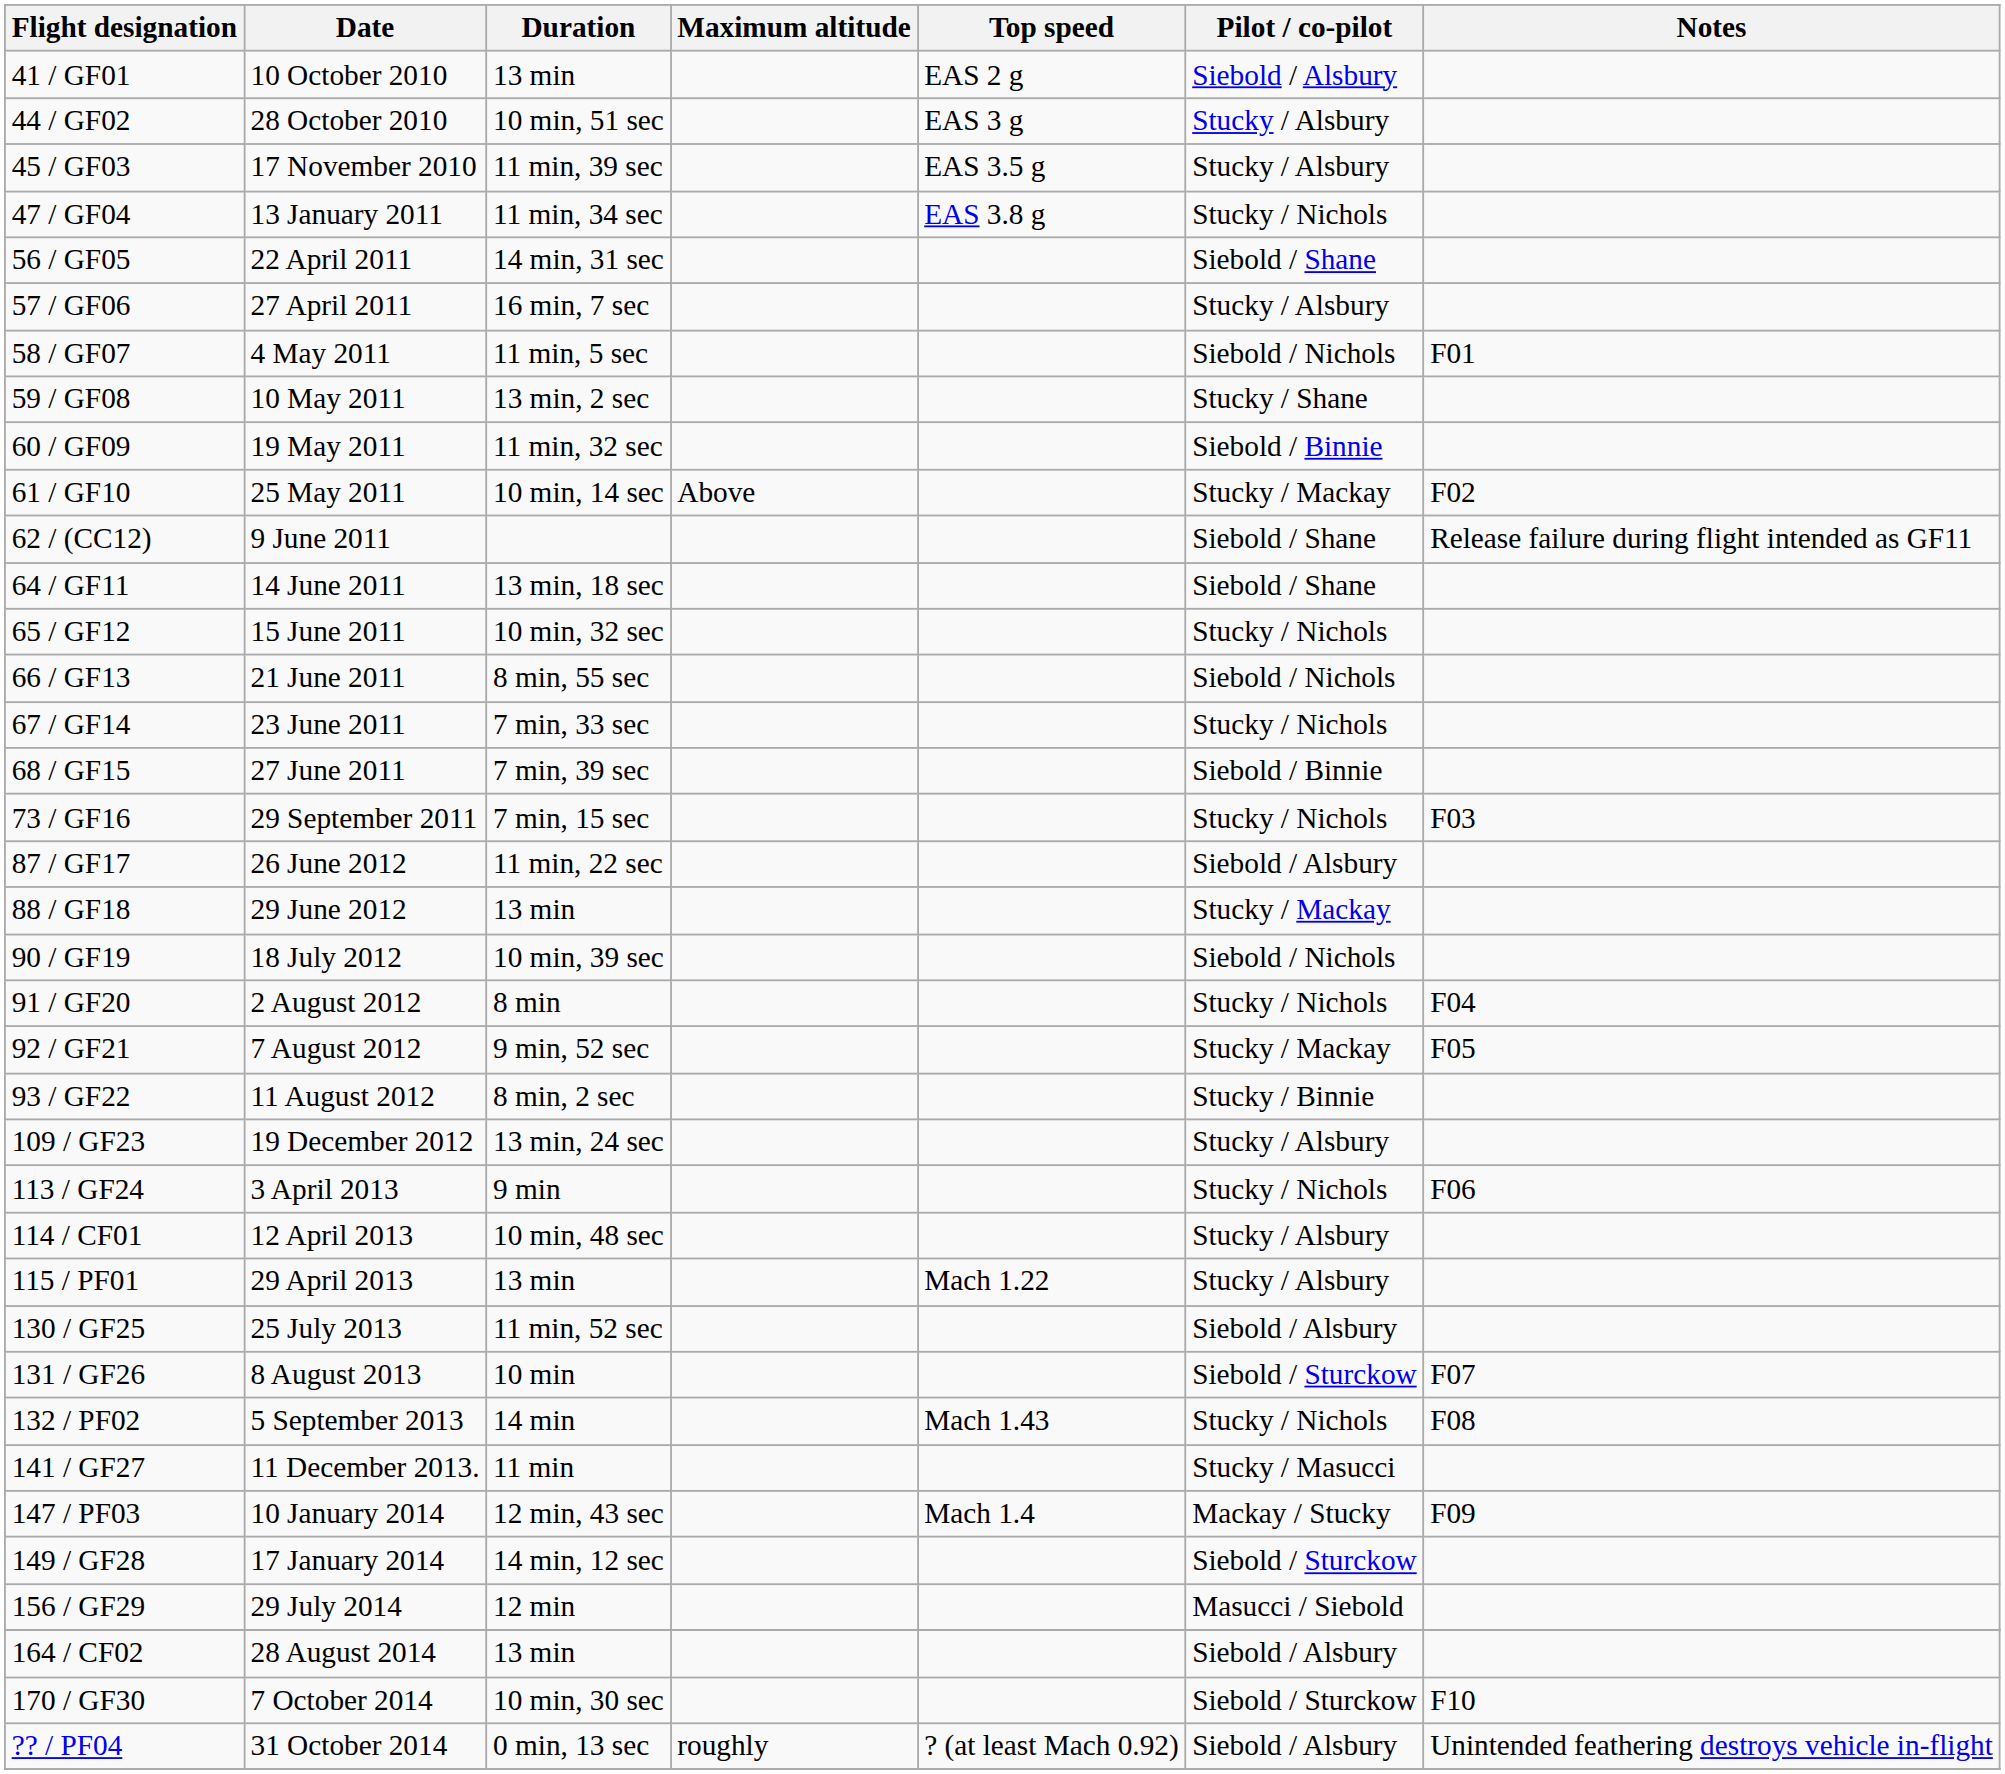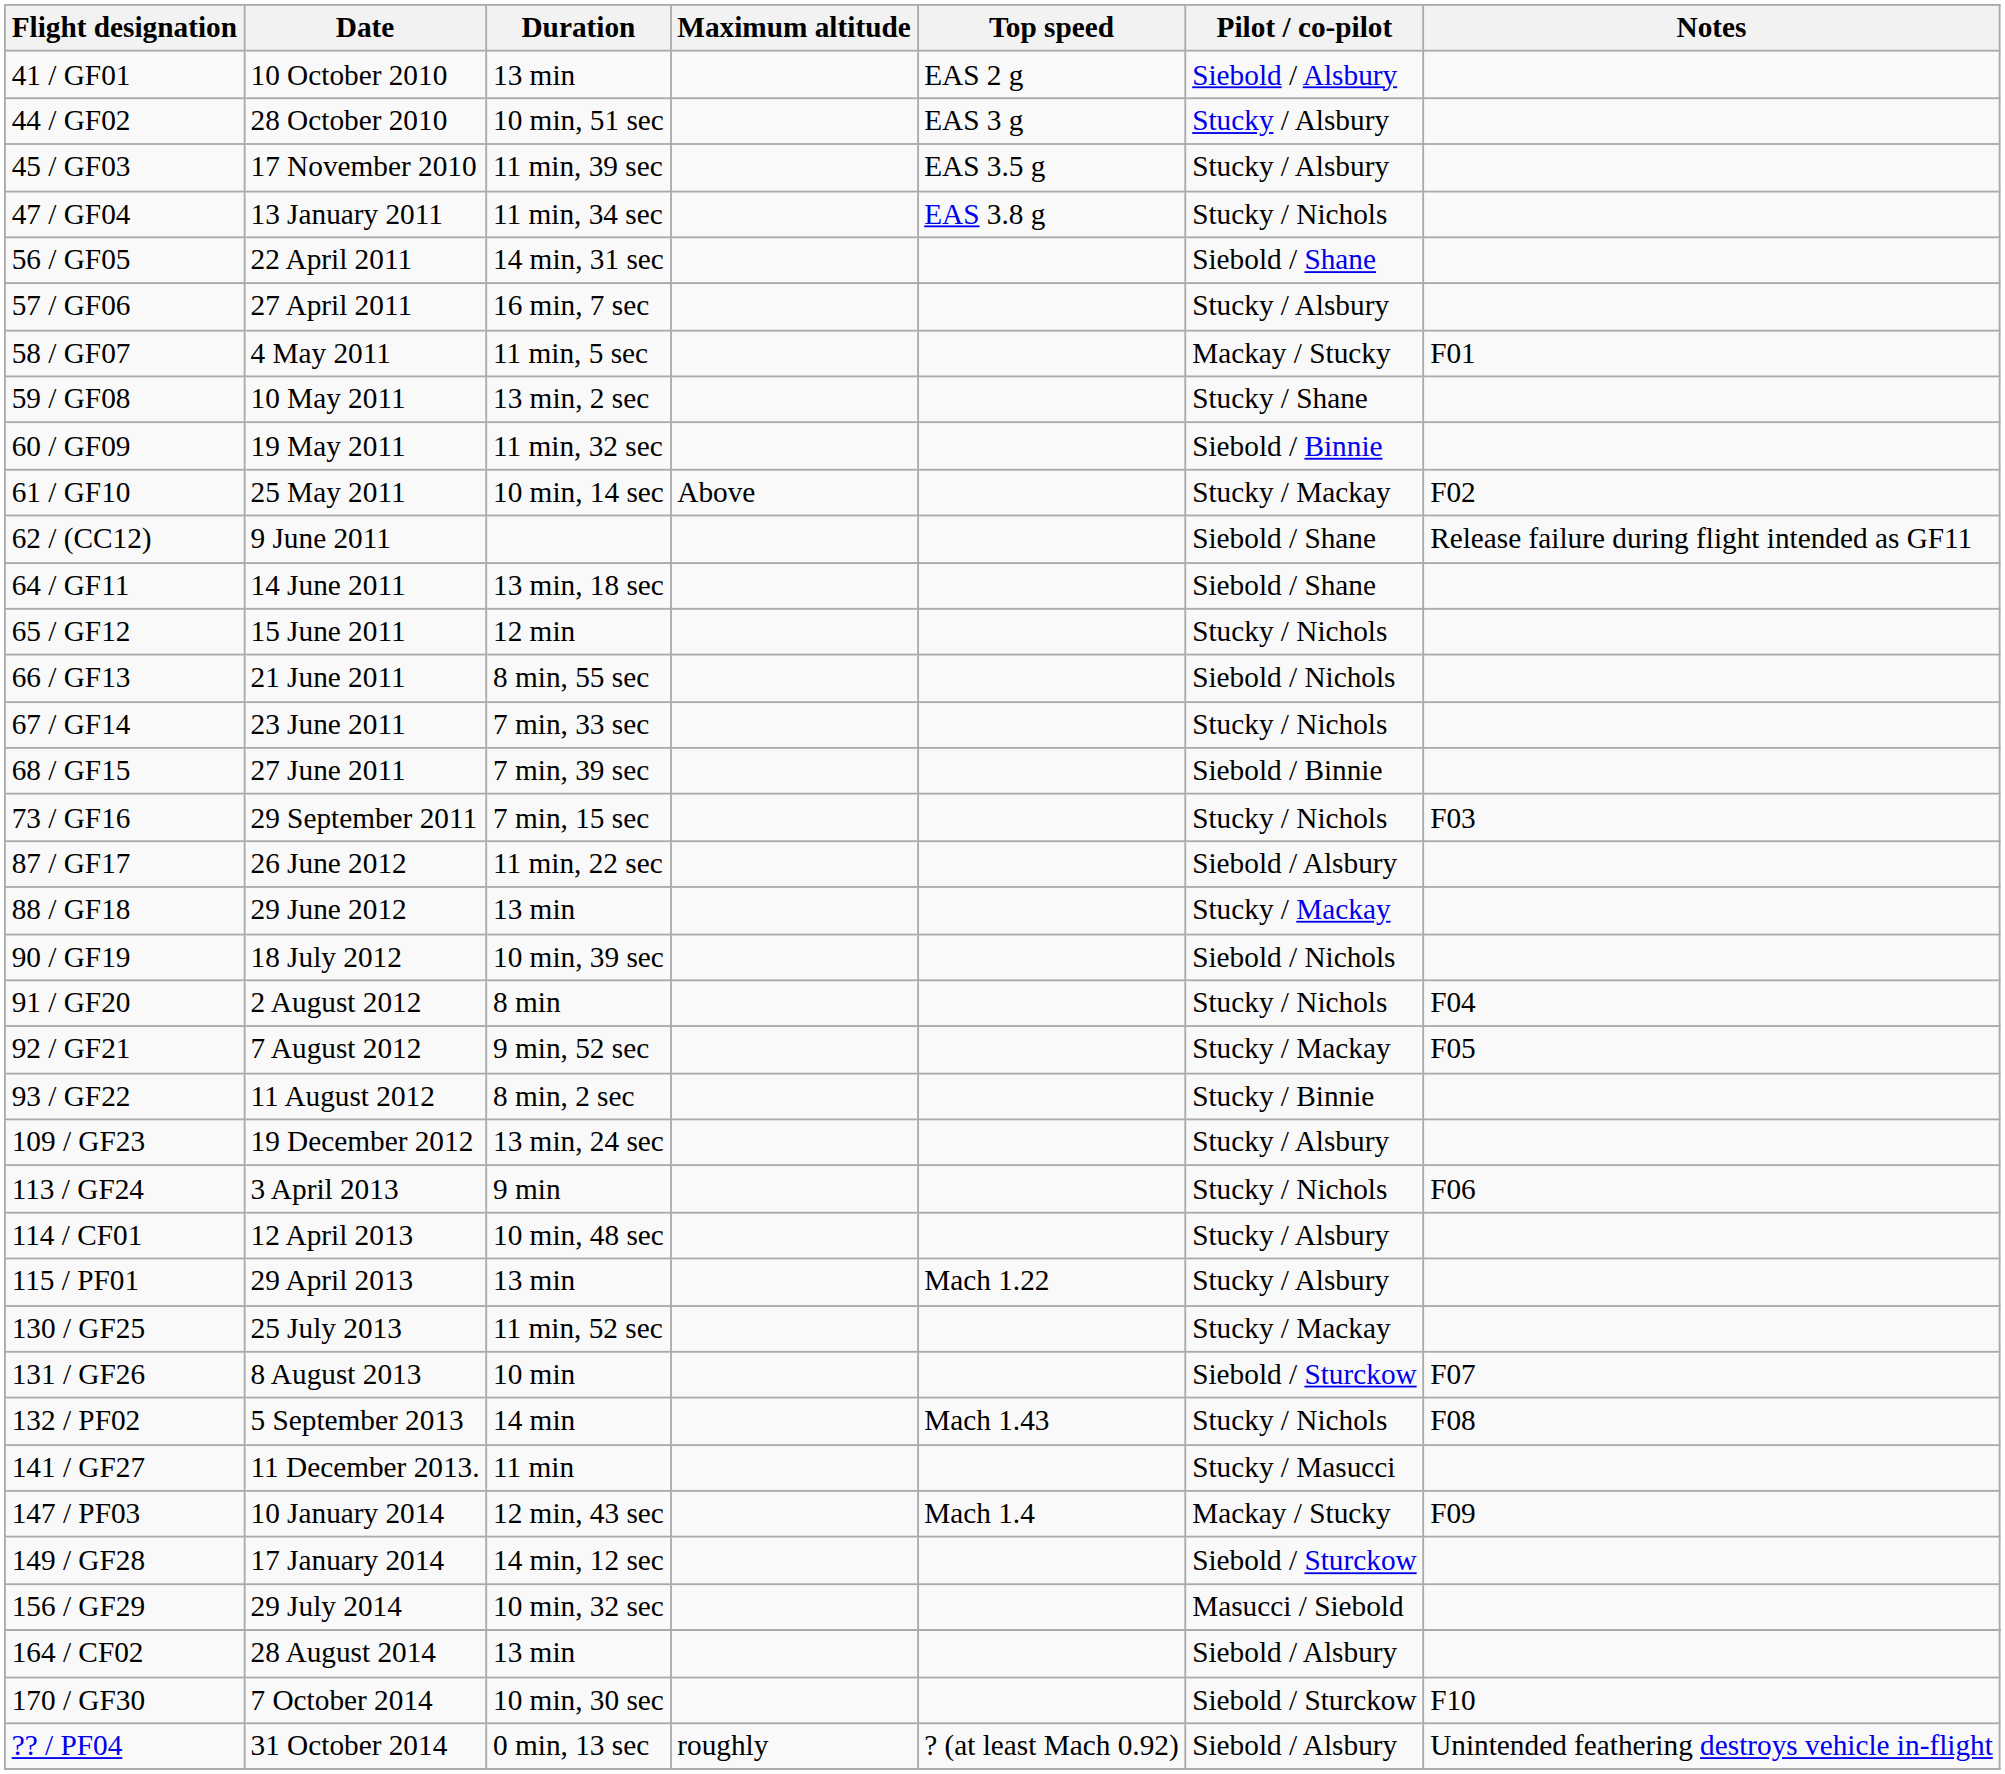(1294, 352) Siebold / Nichols -> (1291, 352) Mackay / Stucky
(578, 631) 10 min, 32 sec -> (534, 631) 12 min
(1295, 1327) Siebold / Alsbury -> (1291, 1327) Stucky / Mackay
(534, 1606) 12 min -> (578, 1606) 10 min, 32 sec
